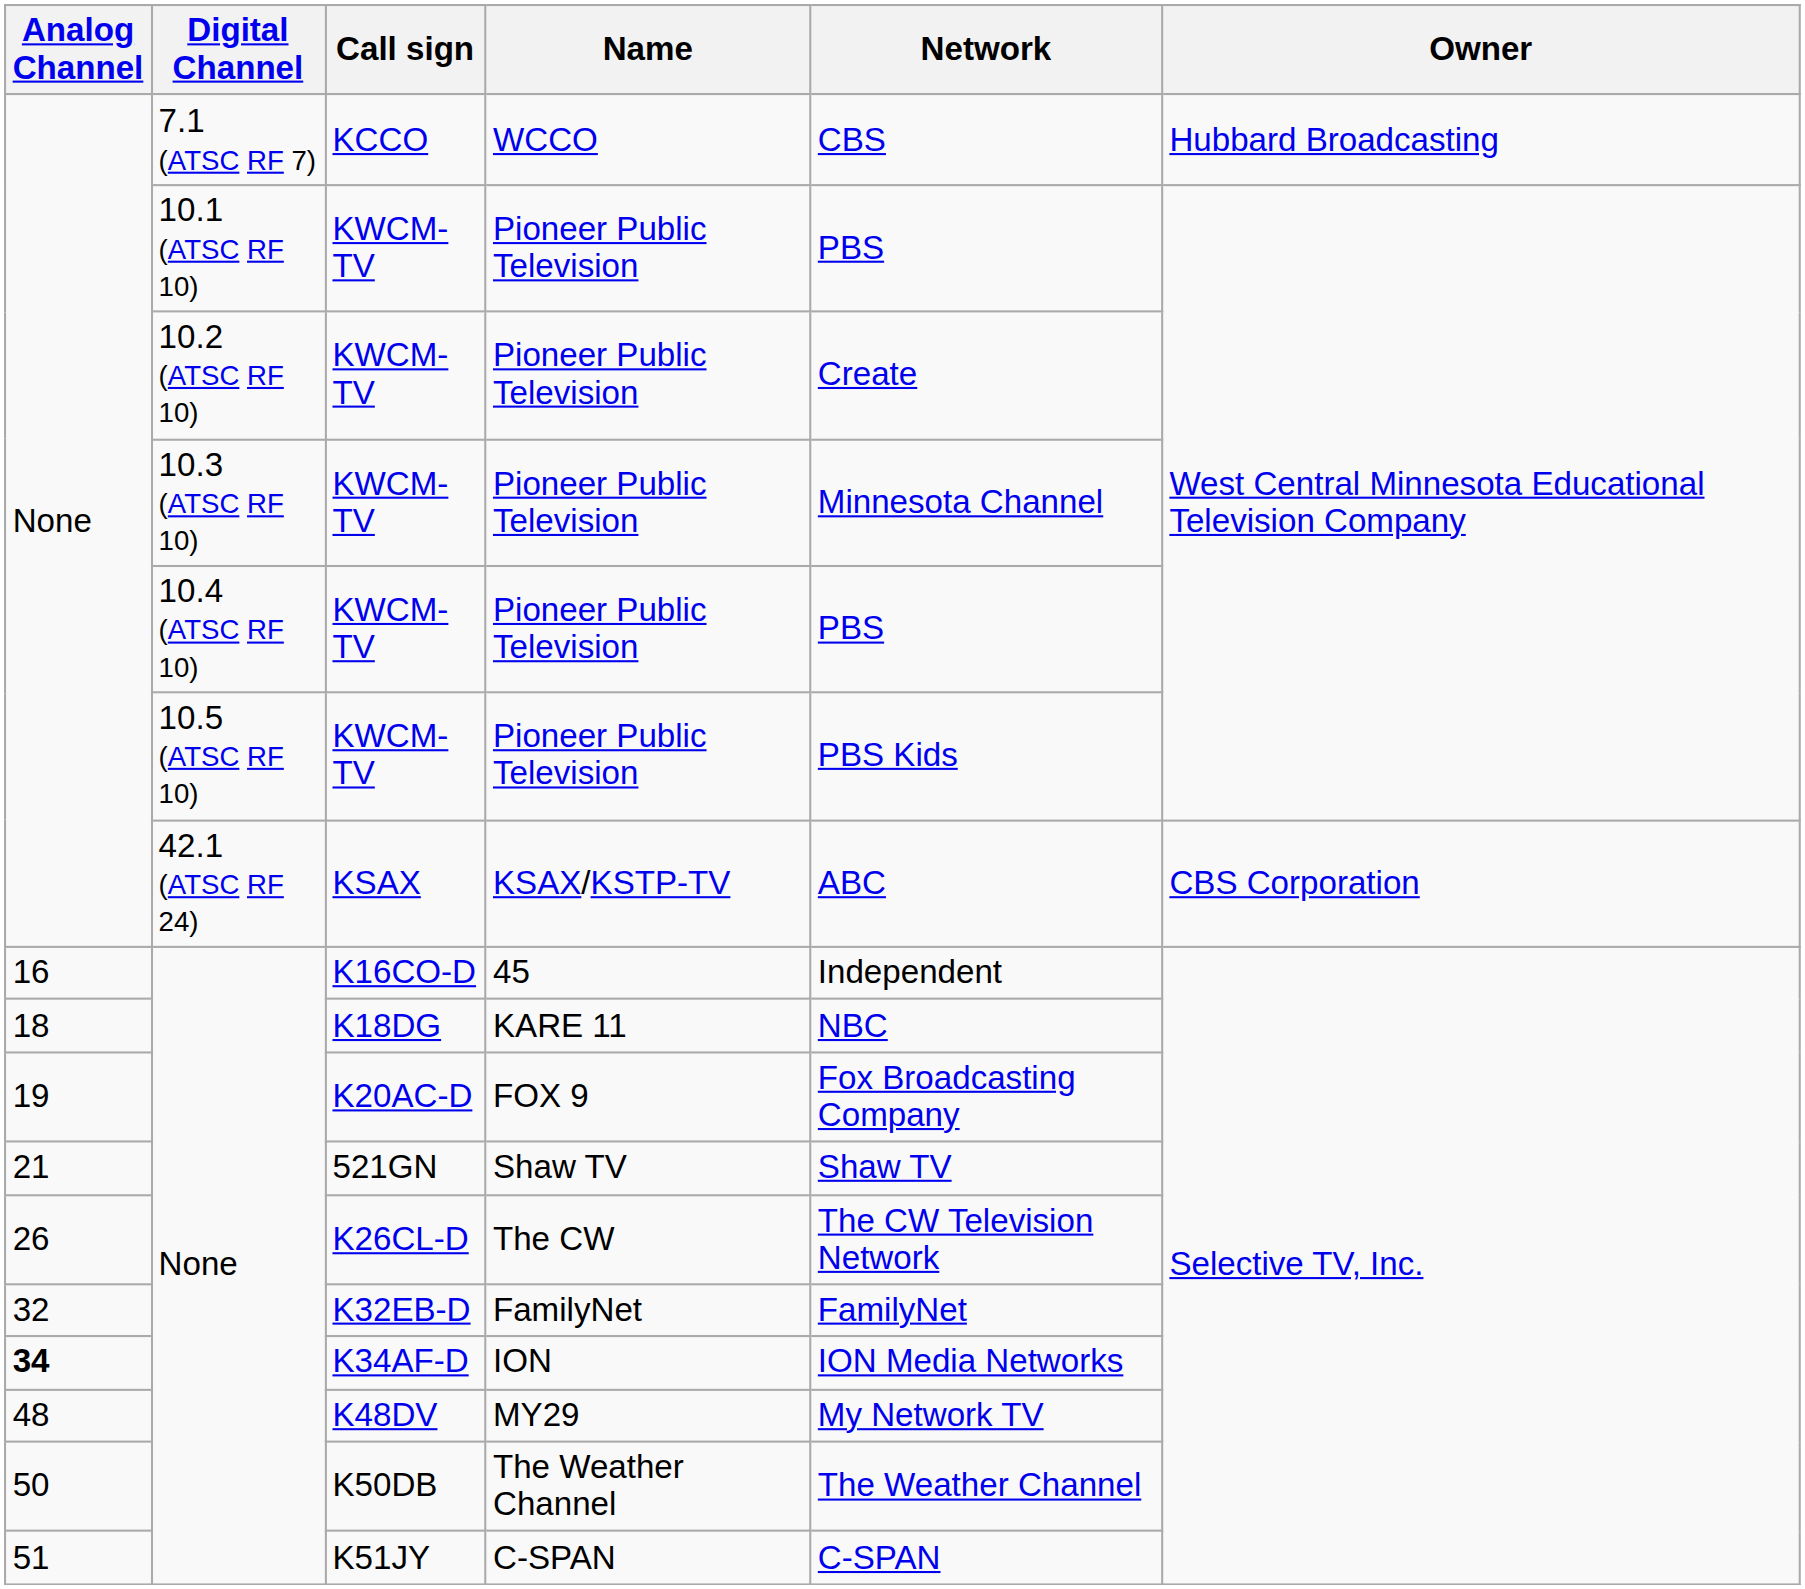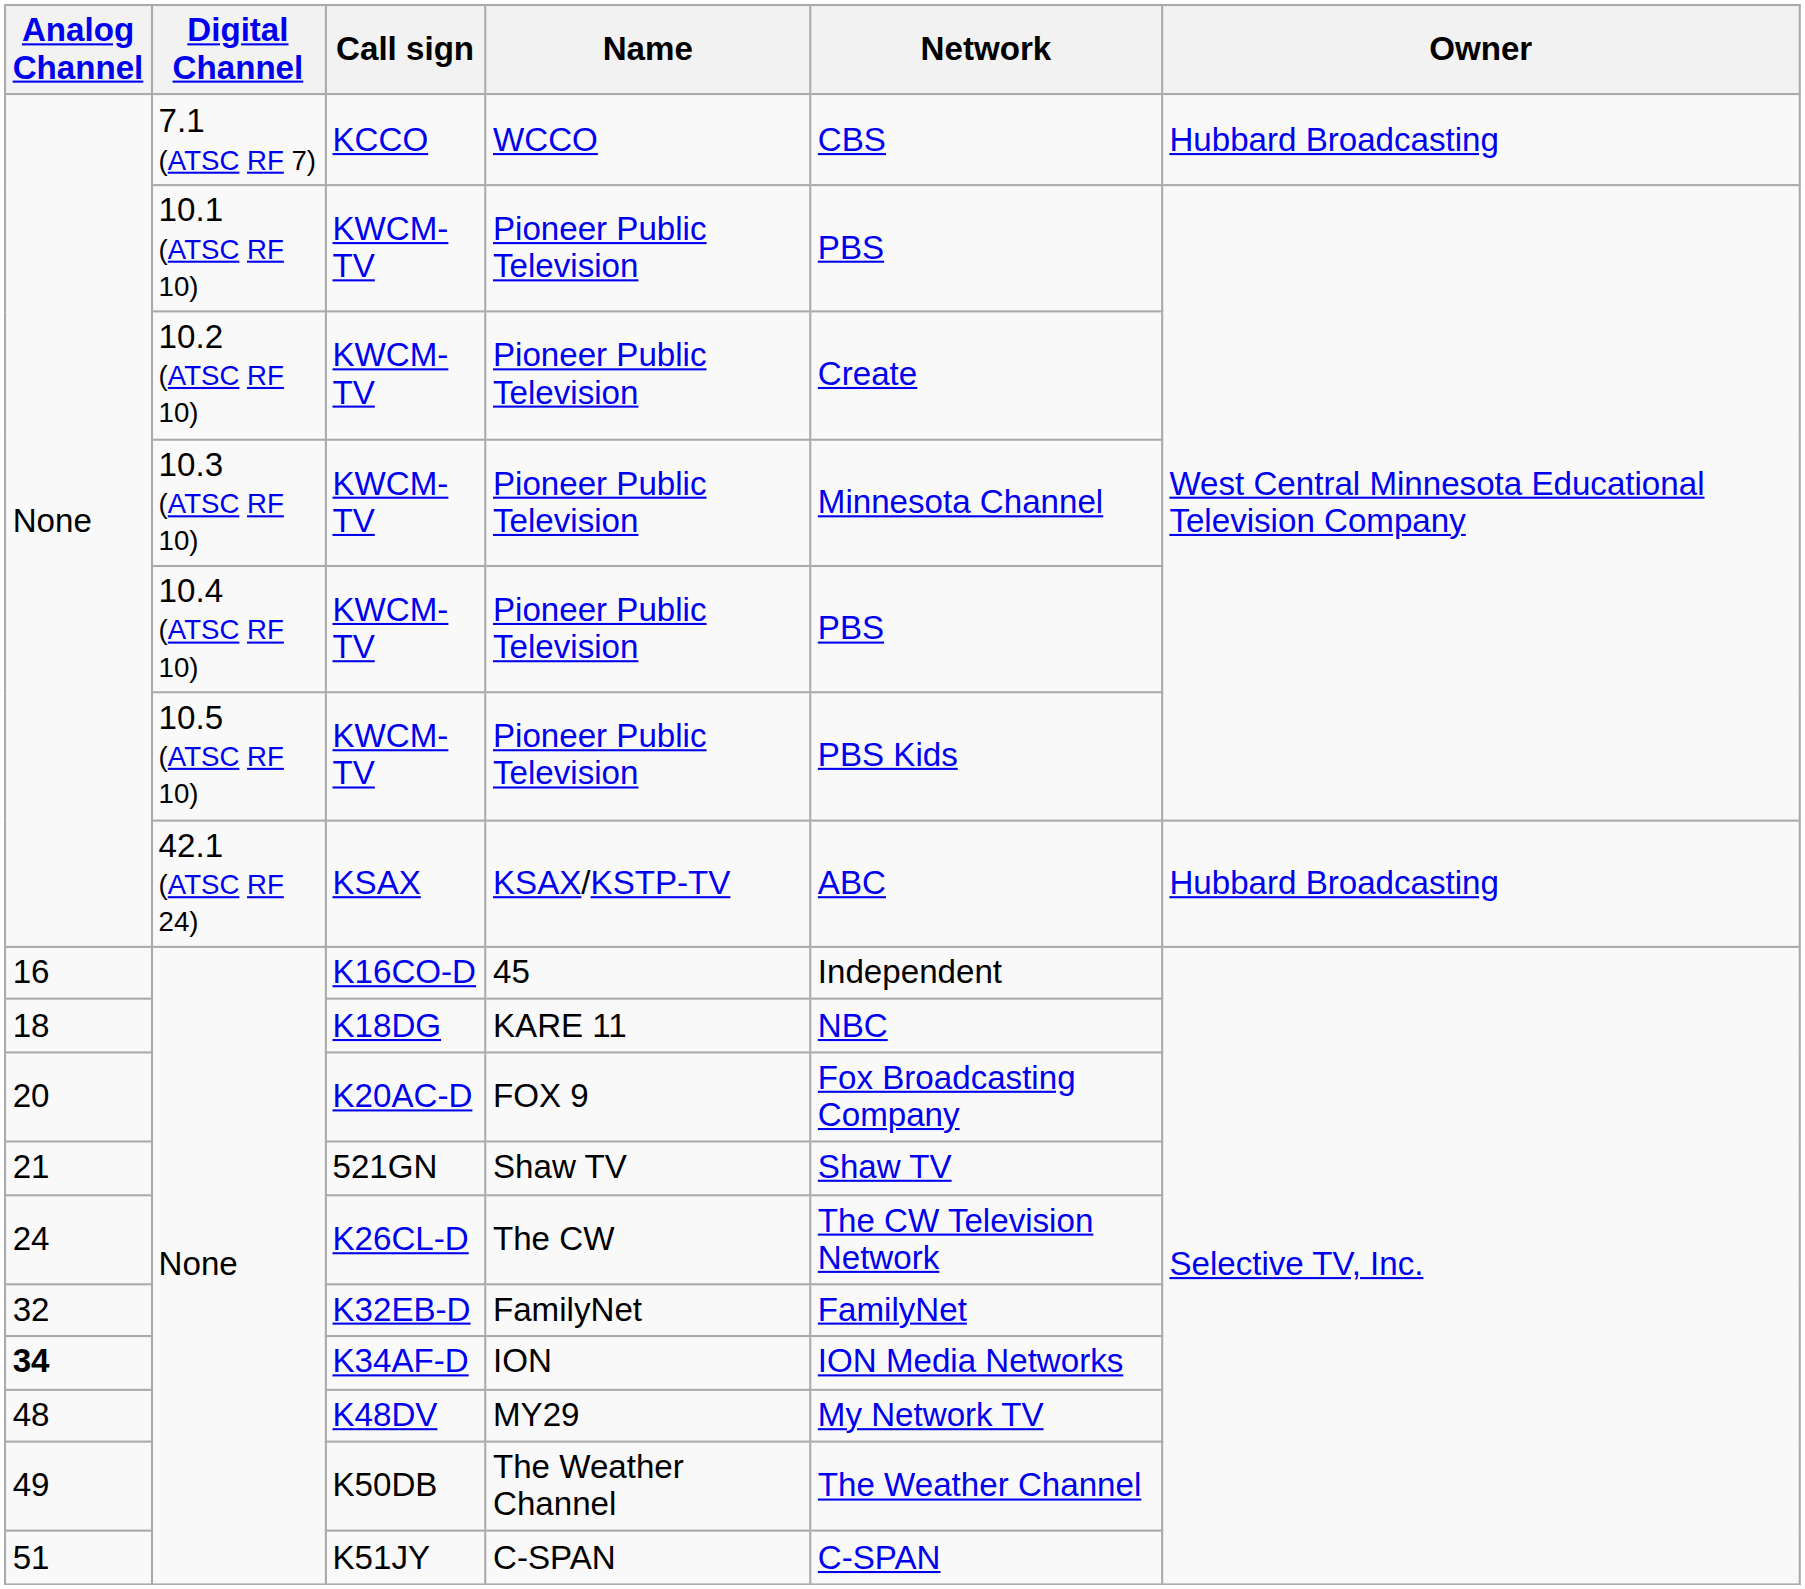(1295, 882) CBS Corporation -> (1334, 882) Hubbard Broadcasting
(31, 1096) 19 -> (31, 1096) 20
(31, 1238) 26 -> (31, 1238) 24
(31, 1485) 50 -> (31, 1485) 49
